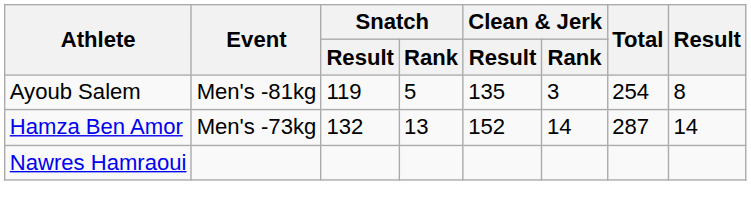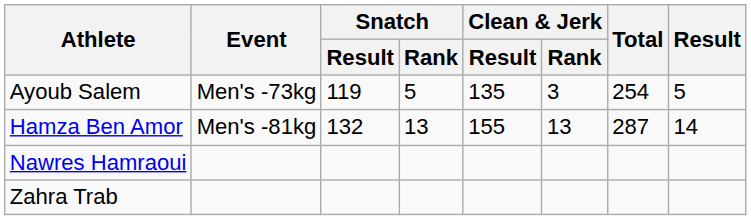(256, 92) Men's -81kg -> (256, 92) Men's -73kg
(680, 92) 8 -> (680, 92) 5
(256, 127) Men's -73kg -> (256, 127) Men's -81kg
(487, 127) 152 -> (487, 127) 155
(559, 127) 14 -> (559, 127) 13
+ row: (64, 197)
